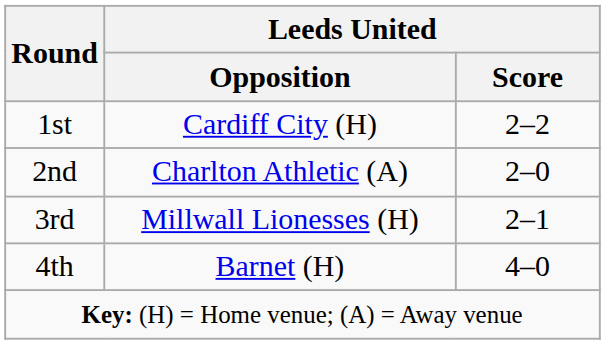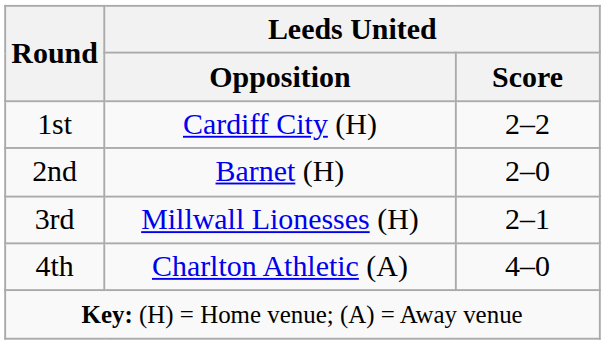(280, 171) Charlton Athletic (A) -> (280, 171) Barnet (H)
(280, 266) Barnet (H) -> (280, 266) Charlton Athletic (A)
